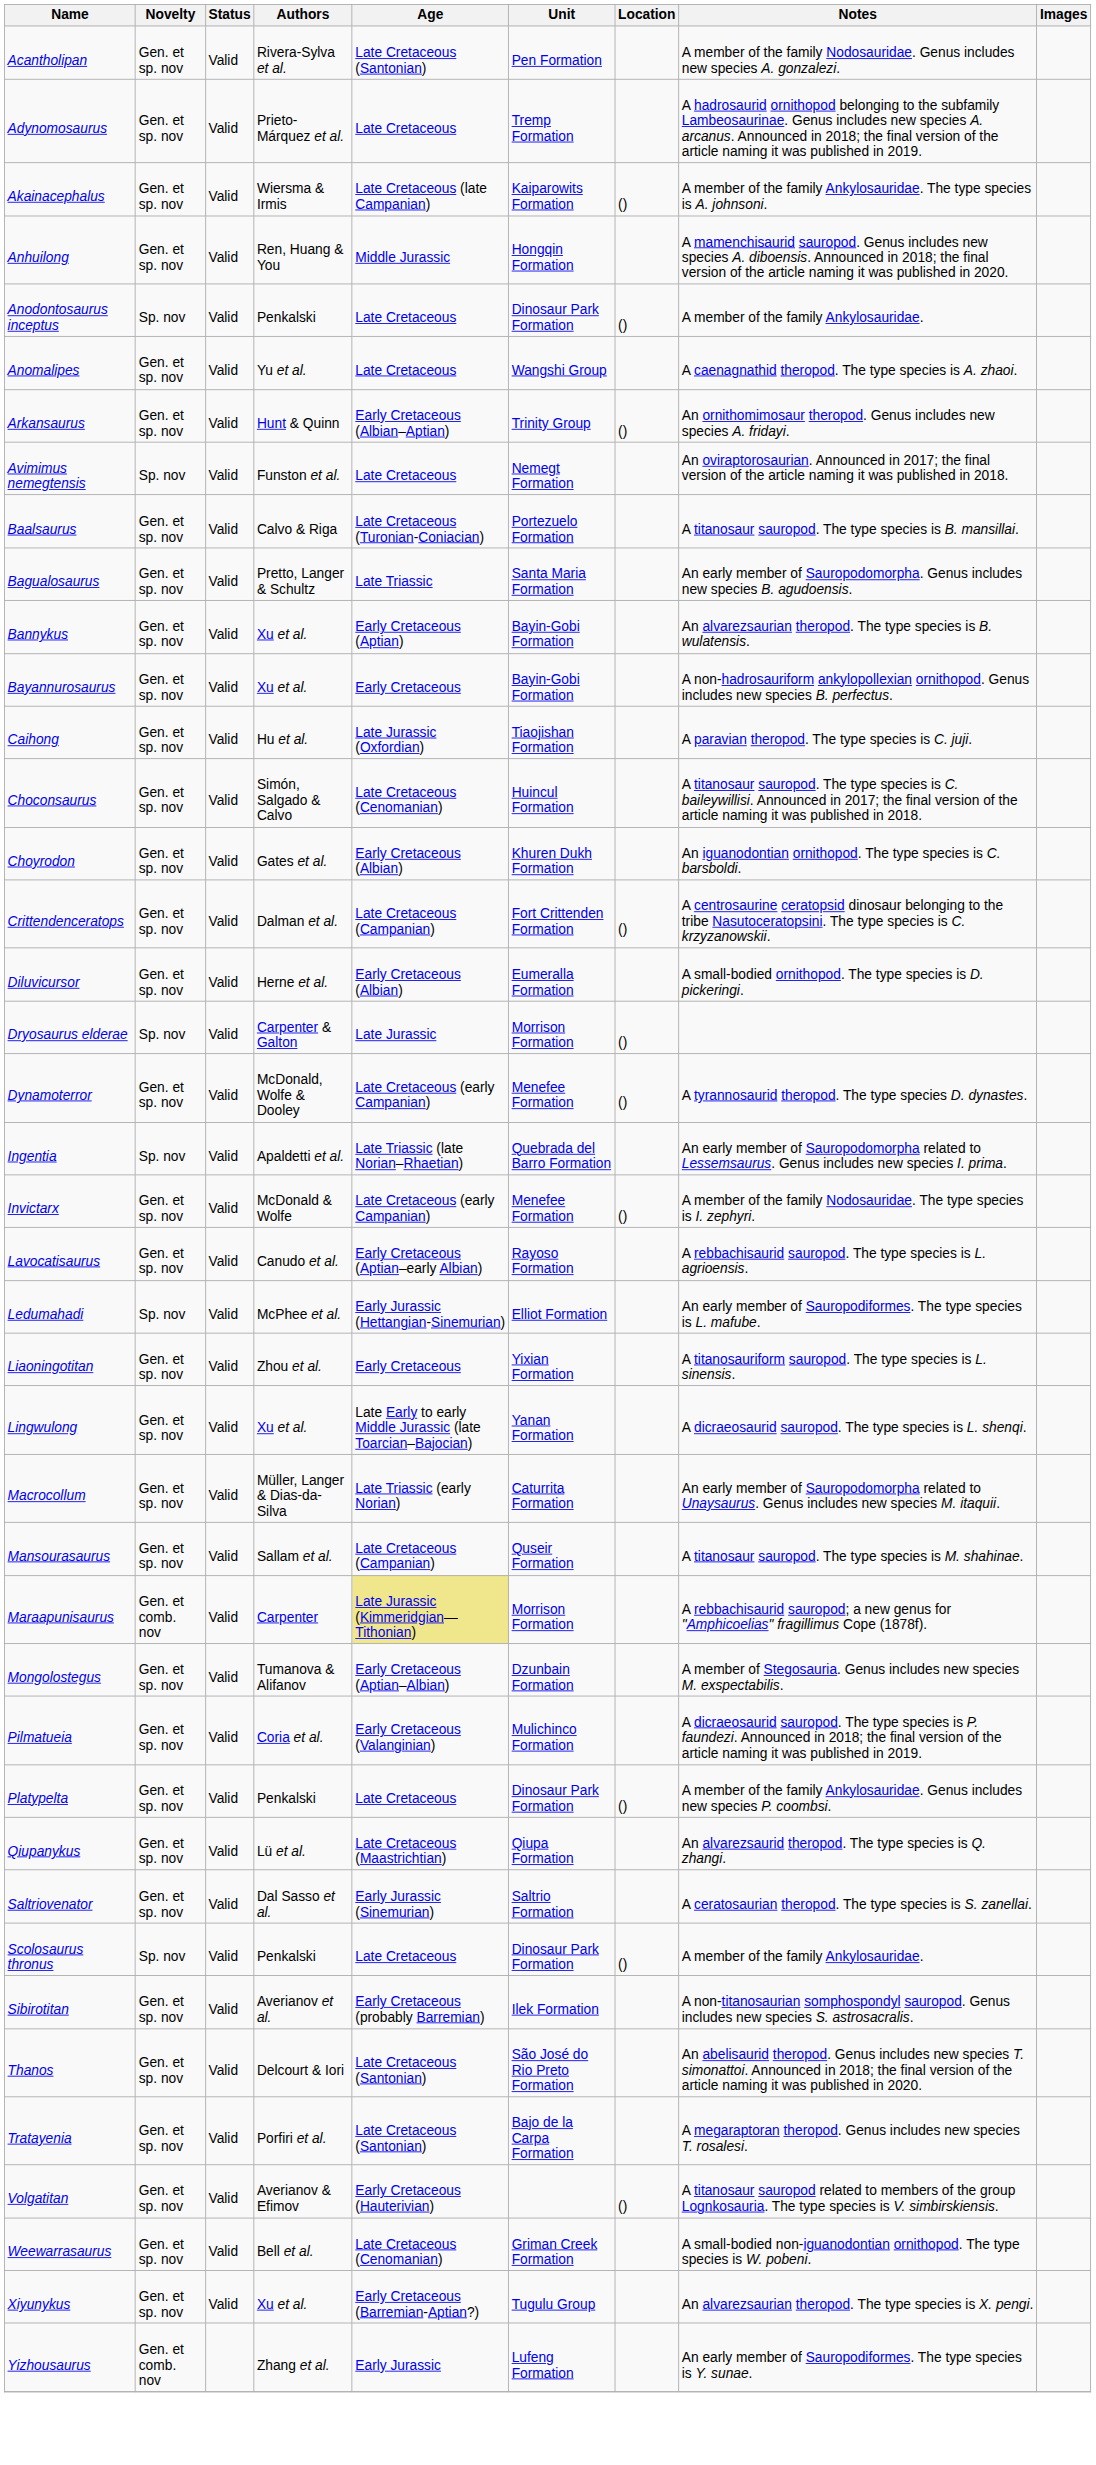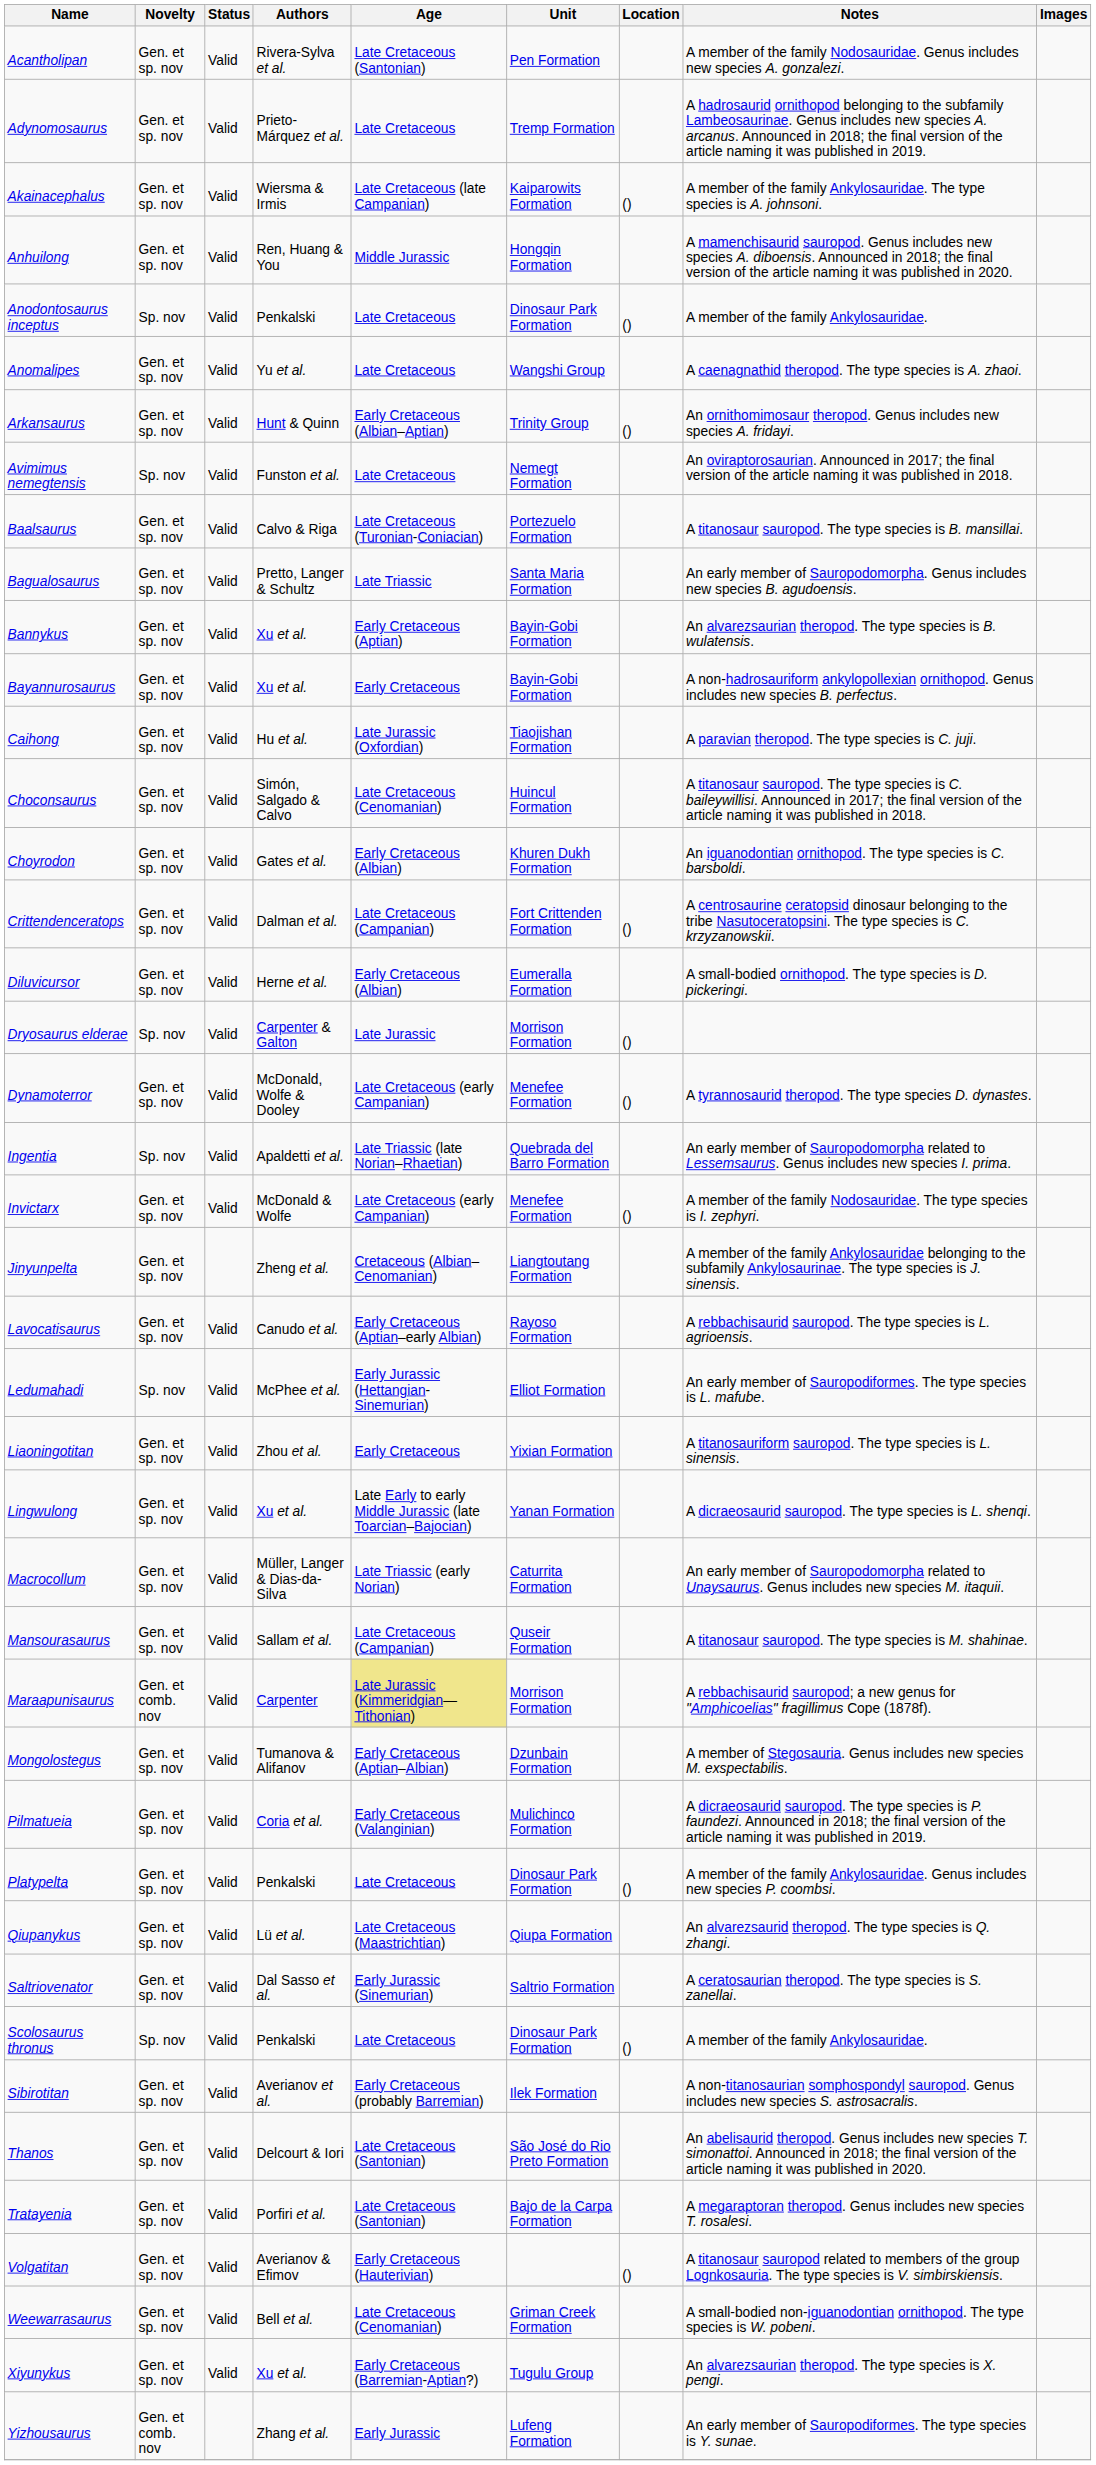+ row: (42, 1269)
